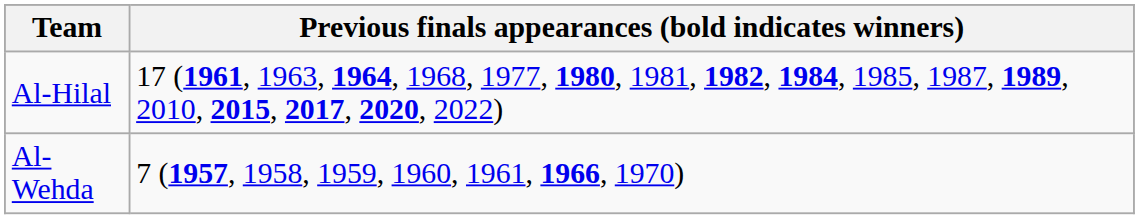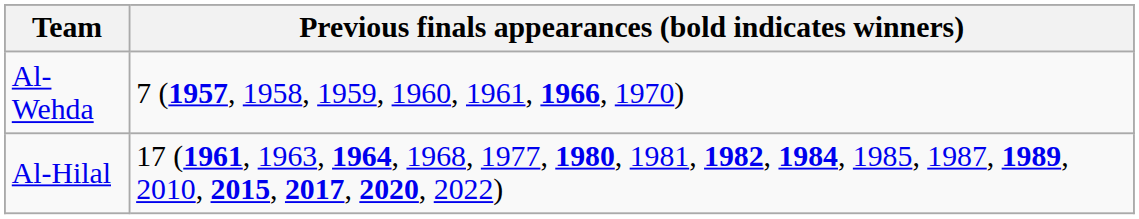rows swapped: (61, 92) <-> (53, 172)
